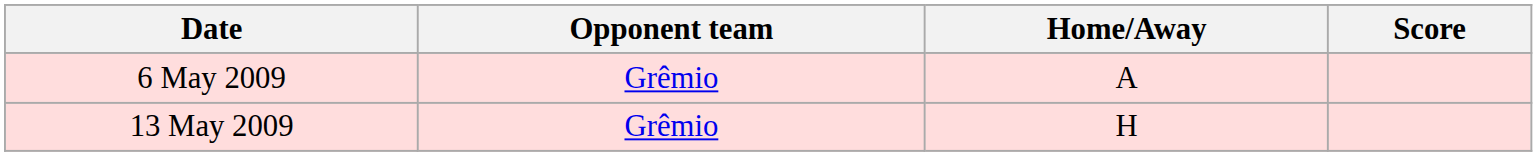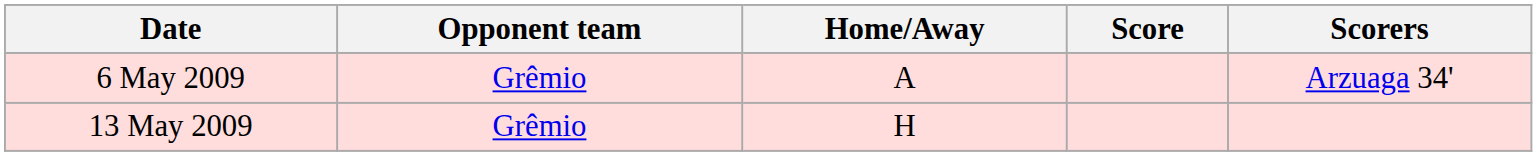+ column: (1380, 28)
